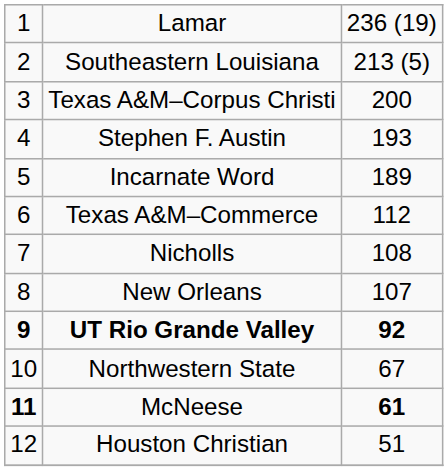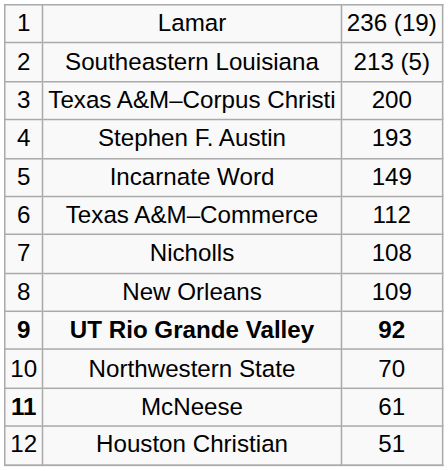(392, 176) 189 -> (392, 176) 149
(392, 291) 107 -> (392, 291) 109
(392, 368) 67 -> (392, 368) 70
(392, 406) bold -> (392, 406) normal
